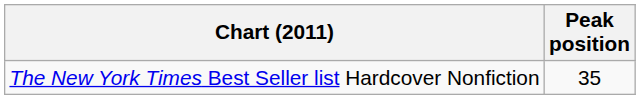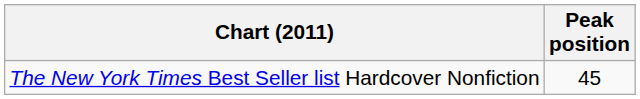(589, 77) 35 -> (589, 77) 45
